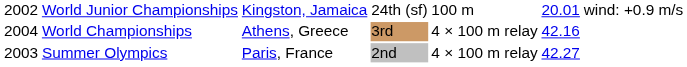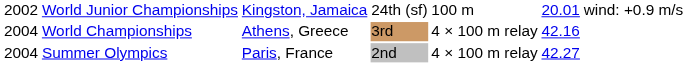(21, 52) 2003 -> (21, 52) 2004
